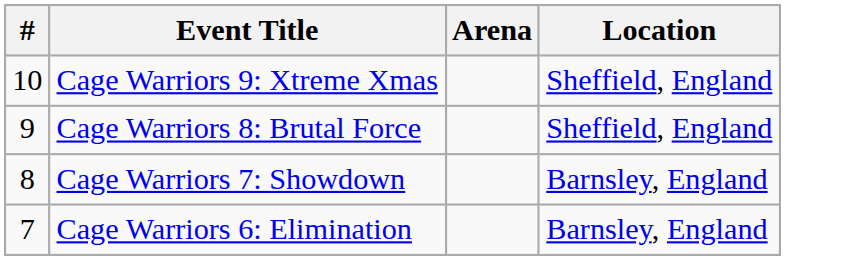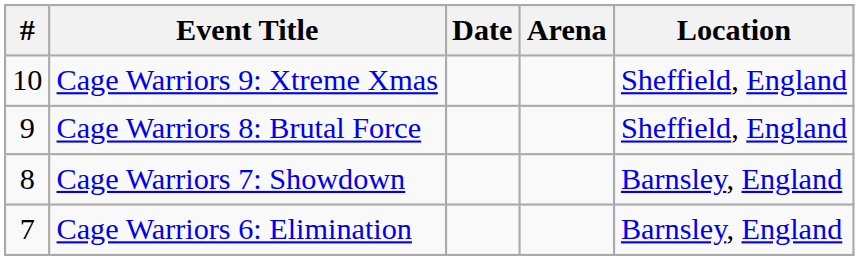+ column: (482, 29)
